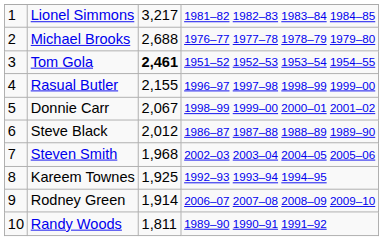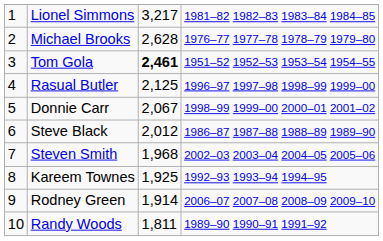(160, 39) 2,688 -> (160, 39) 2,628
(160, 85) 2,155 -> (160, 85) 2,125
